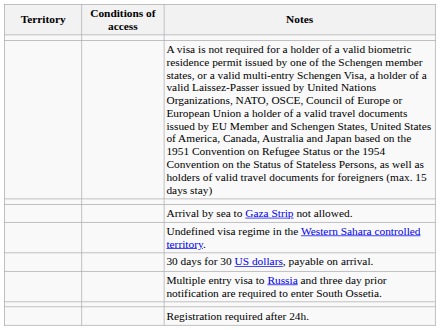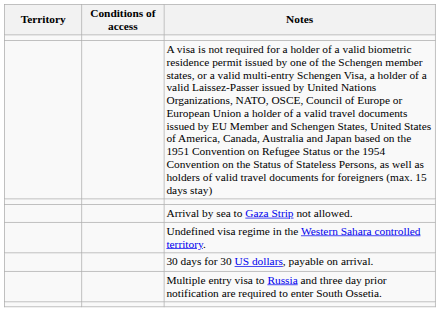- row: (43, 316)
